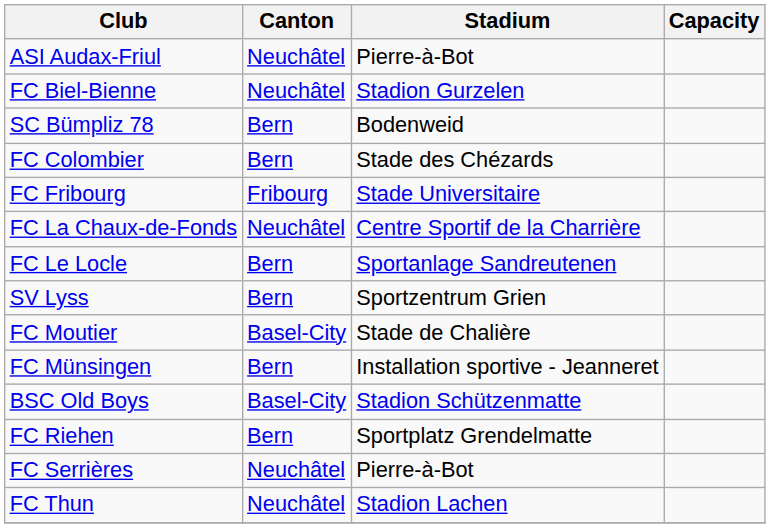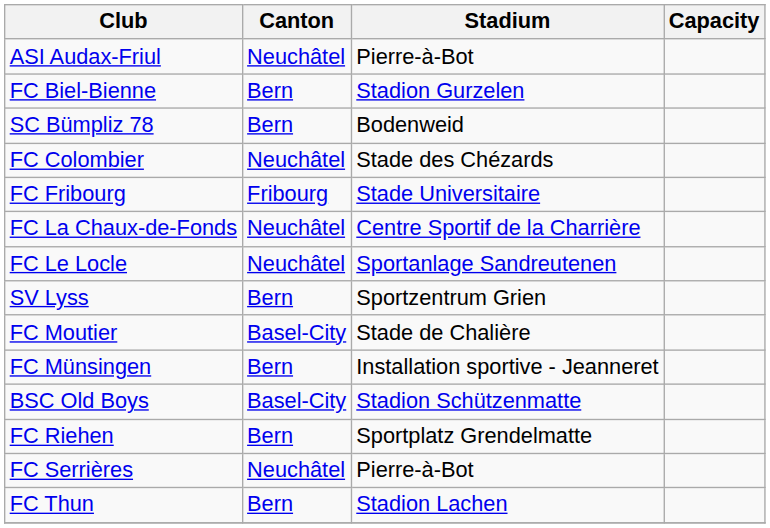(296, 90) Neuchâtel -> (270, 90) Bern
(270, 159) Bern -> (296, 159) Neuchâtel
(270, 263) Bern -> (296, 263) Neuchâtel
(296, 504) Neuchâtel -> (270, 504) Bern
